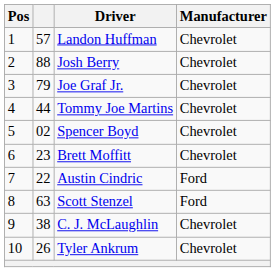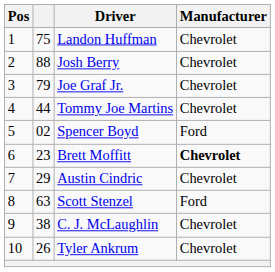(43, 39) 57 -> (43, 39) 75
(208, 131) Chevrolet -> (193, 131) Ford
(208, 155) normal -> (210, 155) bold
(43, 178) 22 -> (43, 178) 29
(193, 178) Ford -> (208, 178) Chevrolet
